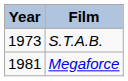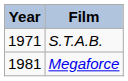(25, 40) 1973 -> (25, 40) 1971
